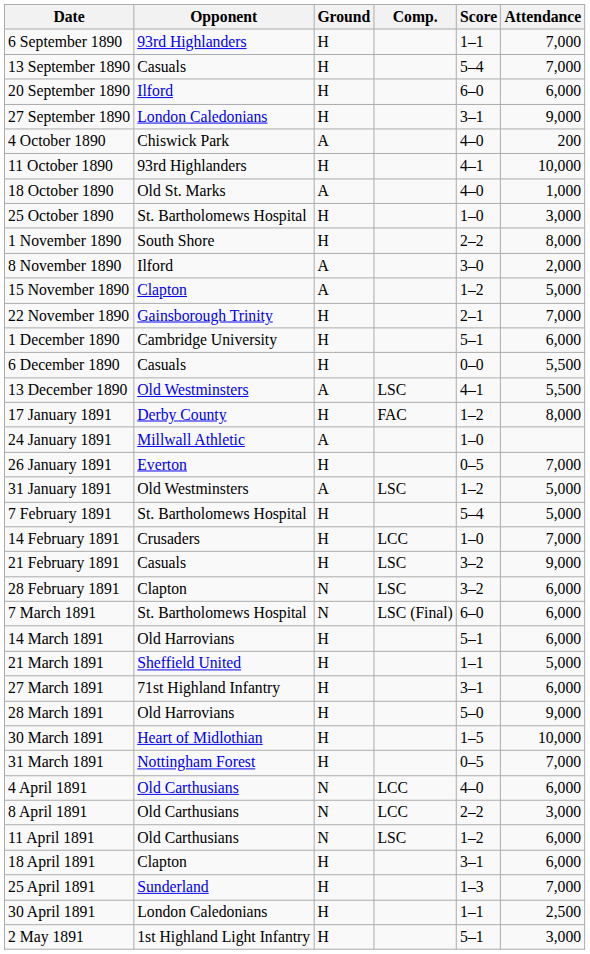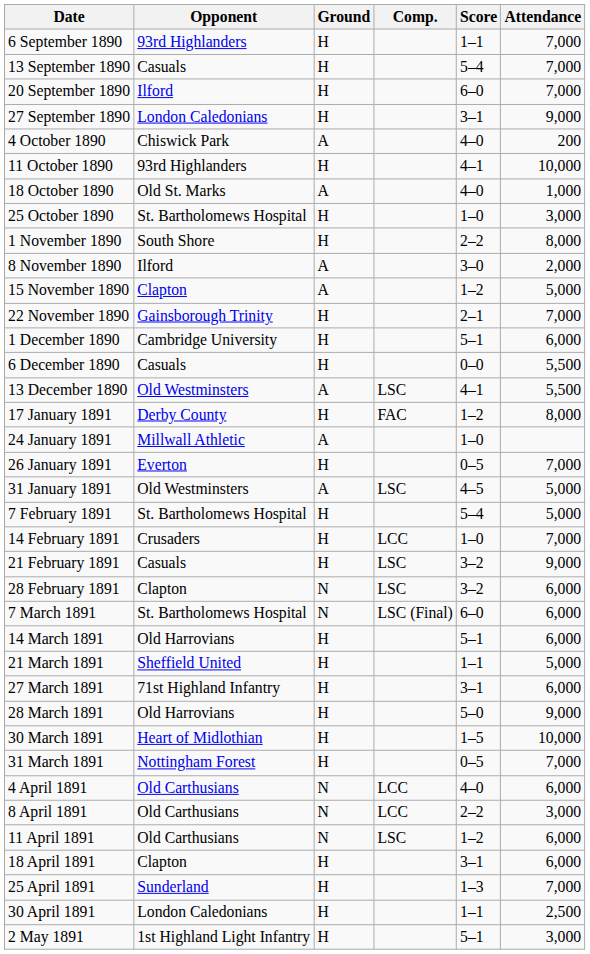(563, 91) 6,000 -> (563, 91) 7,000
(472, 489) 1–2 -> (472, 489) 4–5
